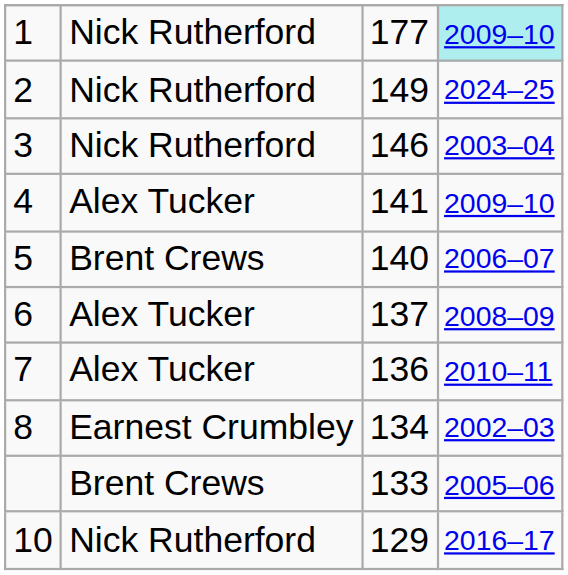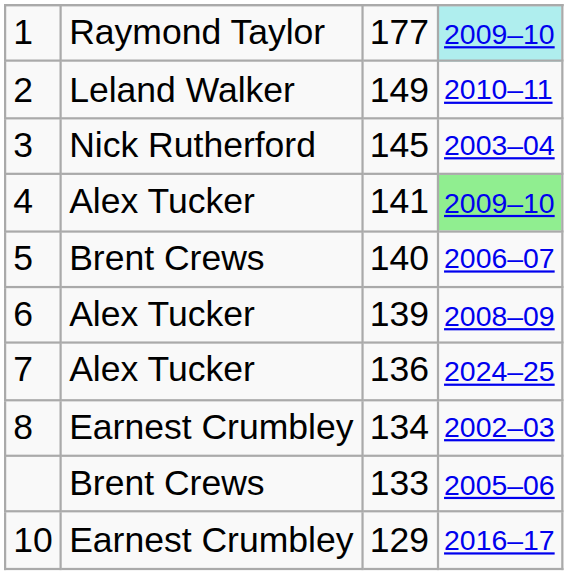(193, 32) Nick Rutherford -> (197, 32) Raymond Taylor
(193, 88) Nick Rutherford -> (182, 88) Leland Walker
(499, 90) 2024–25 -> (498, 90) 2010–11
(399, 145) 146 -> (399, 145) 145
(499, 202) no background -> (499, 202) lightgreen background
(399, 314) 137 -> (399, 314) 139
(498, 371) 2010–11 -> (499, 371) 2024–25
(193, 539) Nick Rutherford -> (211, 539) Earnest Crumbley
